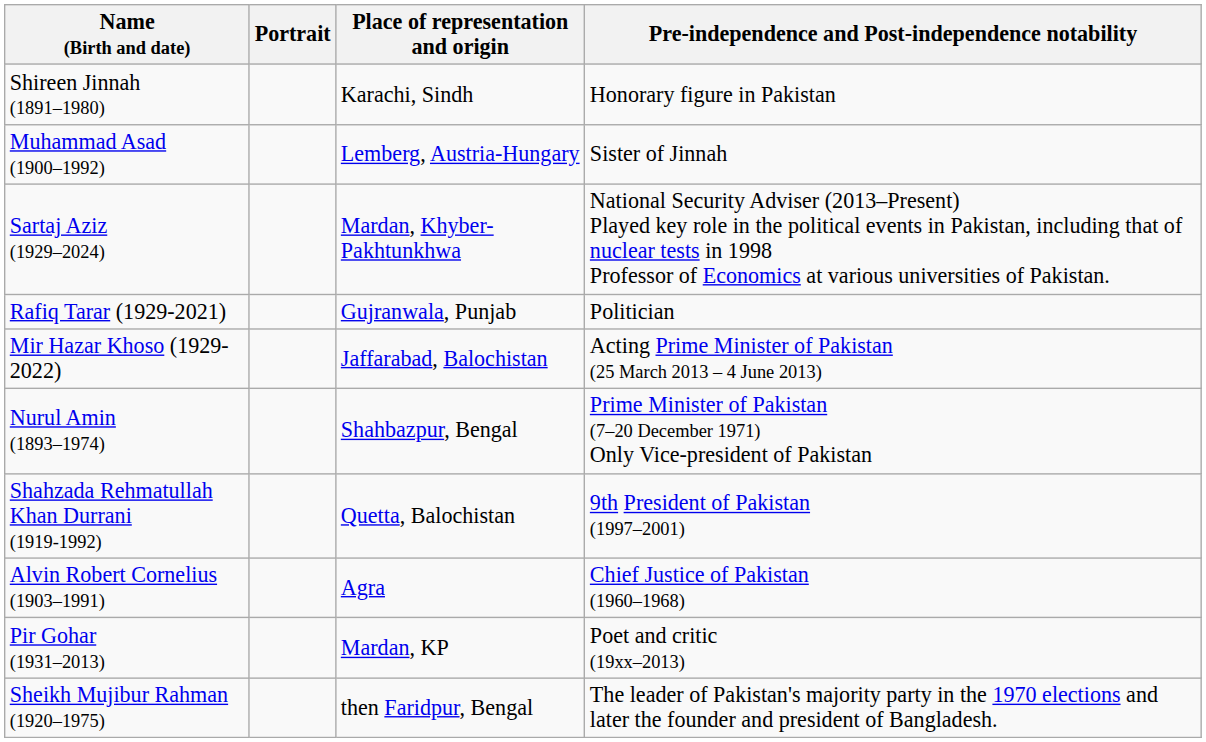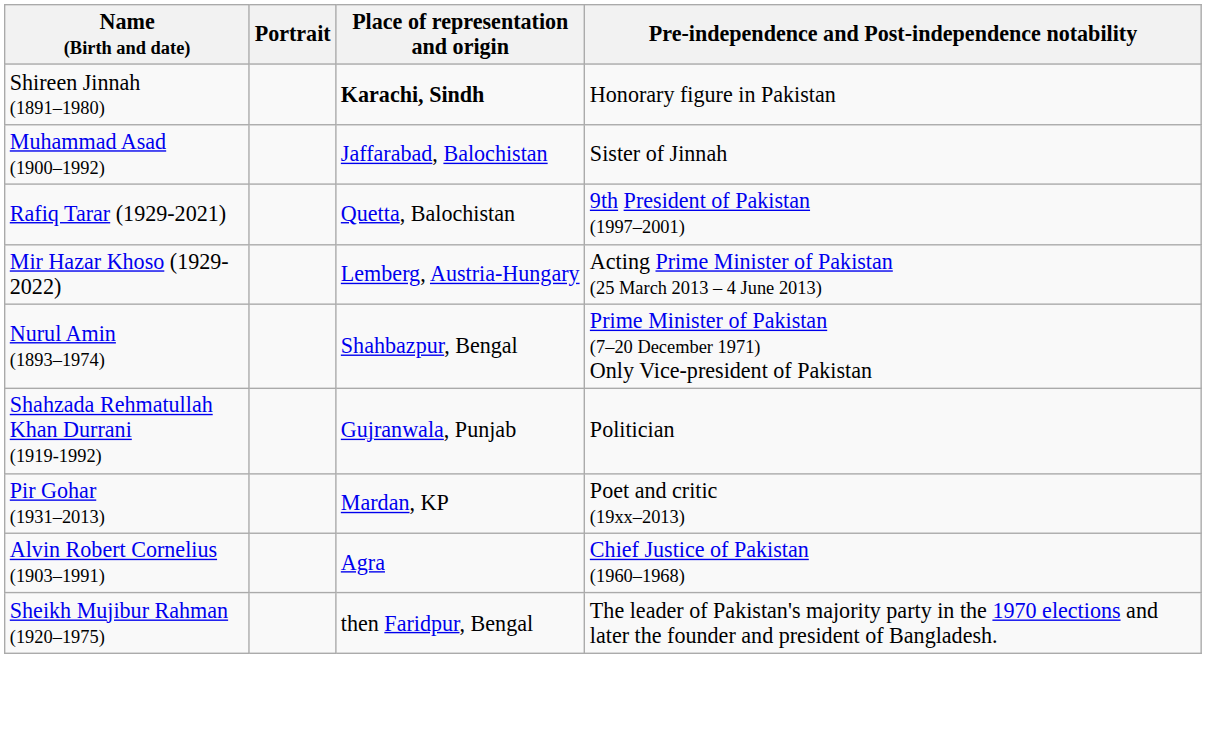(407, 94) normal -> (413, 94) bold
(460, 154) Lemberg, Austria-Hungary -> (444, 154) Jaffarabad, Balochistan
- row: (59, 238)
(429, 311) Gujranwala, Punjab -> (428, 214) Quetta, Balochistan
(632, 311) Politician -> (700, 214) 9th President of Pakistan (1997–2001)
(444, 358) Jaffarabad, Balochistan -> (460, 273) Lemberg, Austria-Hungary
(428, 515) Quetta, Balochistan -> (429, 430) Gujranwala, Punjab
(700, 515) 9th President of Pakistan (1997–2001) -> (632, 430) Politician
rows swapped: (113, 587) <-> (57, 647)
